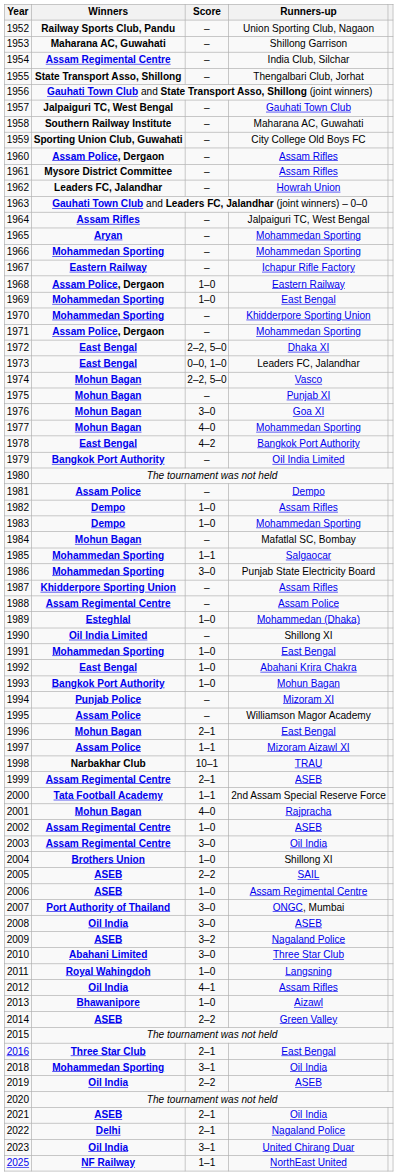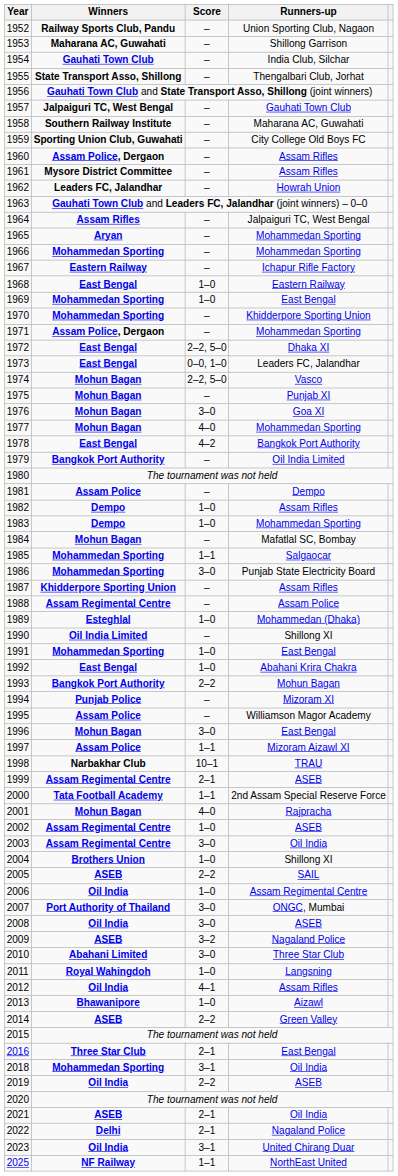(108, 60) Assam Regimental Centre -> (108, 60) Gauhati Town Club
(108, 284) Assam Police, Dergaon -> (108, 284) East Bengal
(207, 683) 1–0 -> (207, 683) 2–2
(207, 731) 2–1 -> (207, 731) 3–0
(108, 891) ASEB -> (108, 891) Oil India
